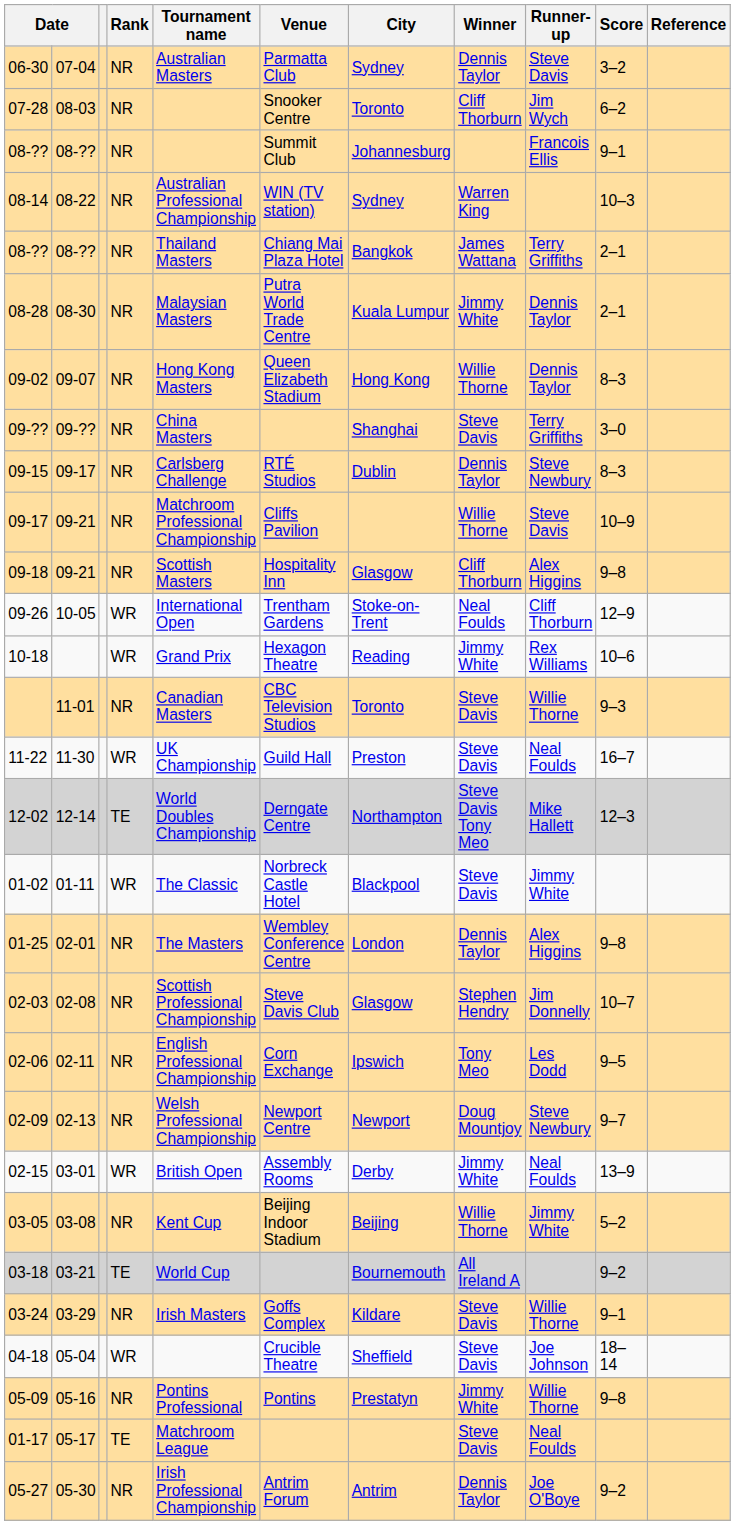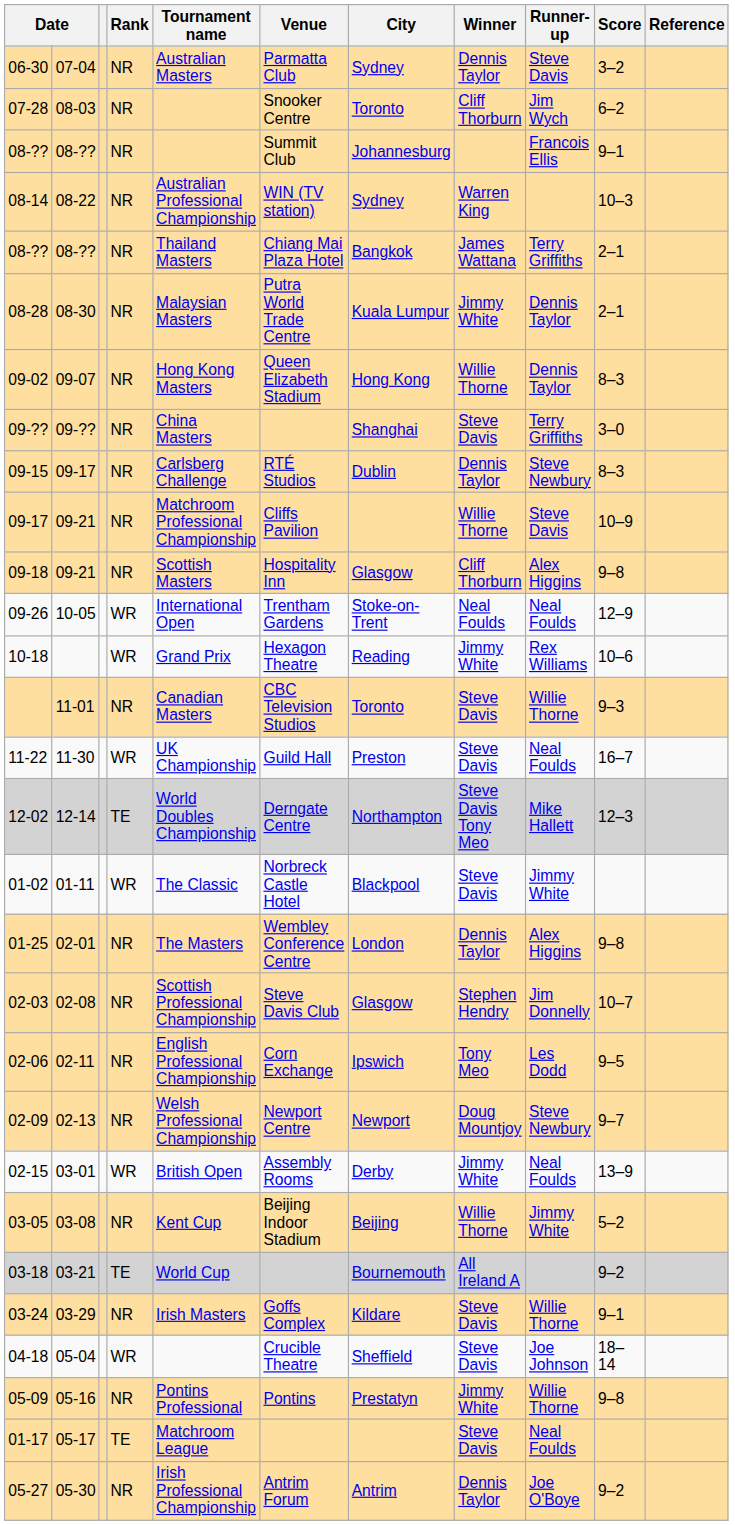(561, 614) Cliff Thorburn -> (552, 614) Neal Foulds
